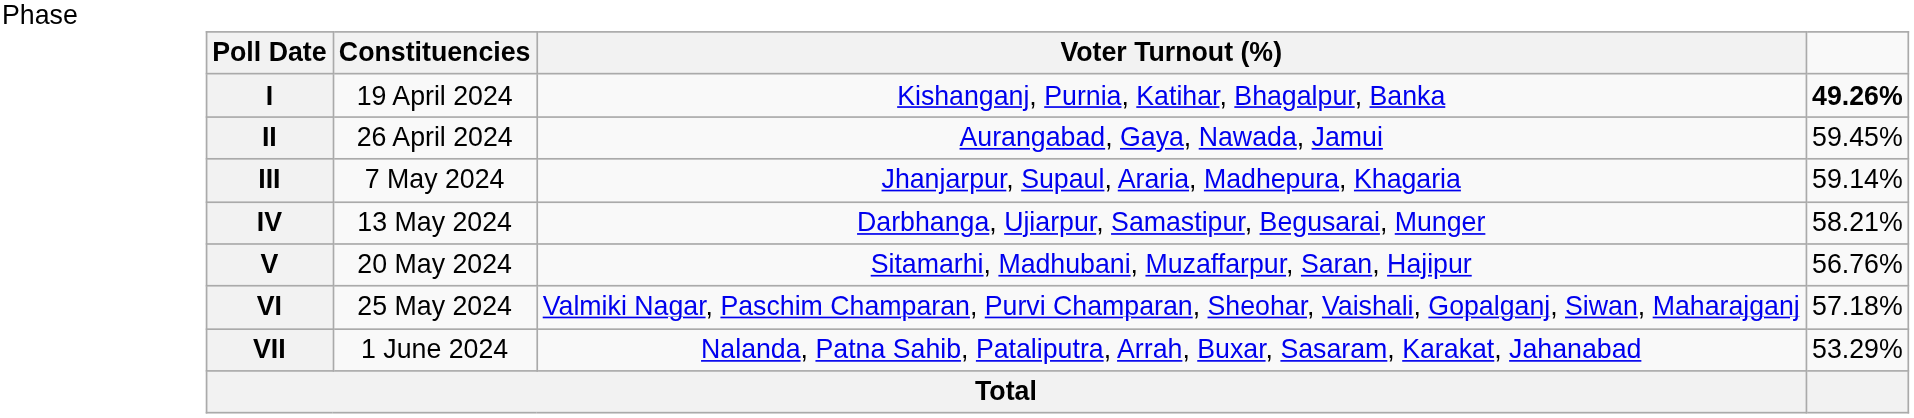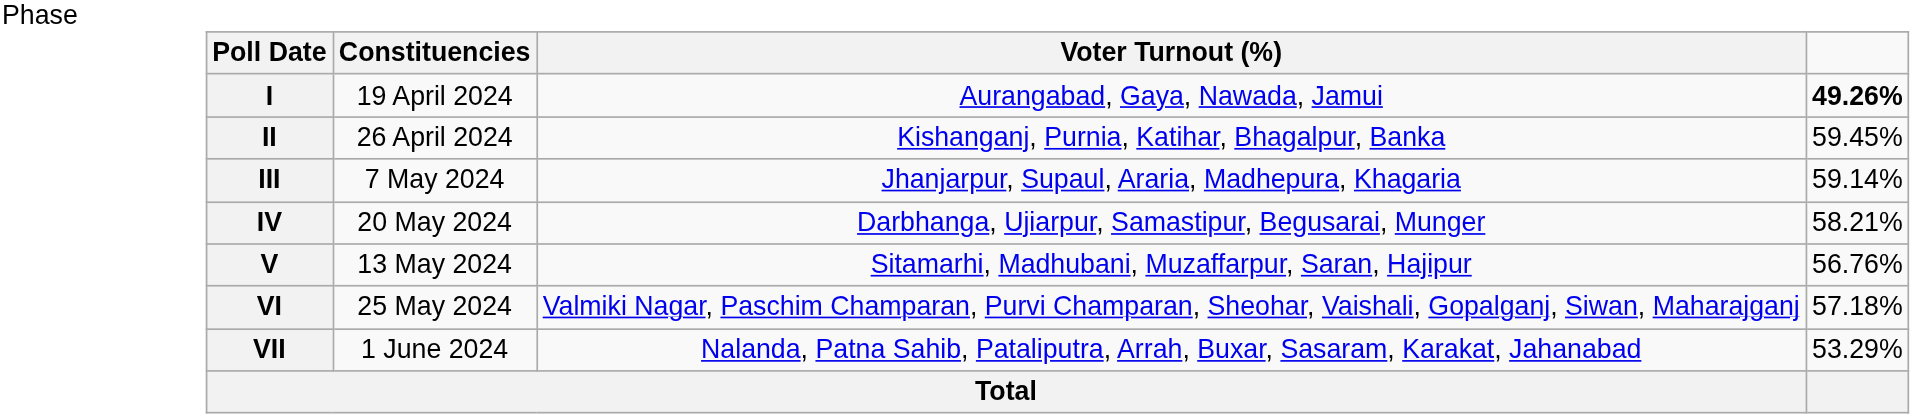(1171, 95) Kishanganj, Purnia, Katihar, Bhagalpur, Banka -> (1171, 95) Aurangabad, Gaya, Nawada, Jamui
(1171, 137) Aurangabad, Gaya, Nawada, Jamui -> (1171, 137) Kishanganj, Purnia, Katihar, Bhagalpur, Banka
(435, 222) 13 May 2024 -> (435, 222) 20 May 2024
(435, 264) 20 May 2024 -> (435, 264) 13 May 2024
